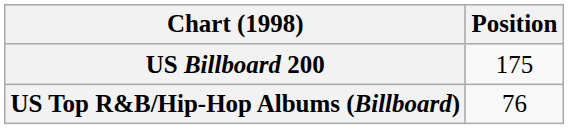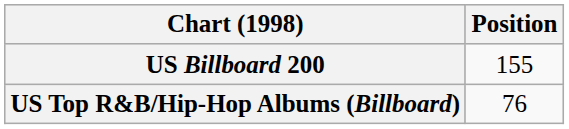(514, 63) 175 -> (514, 63) 155
